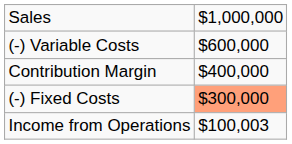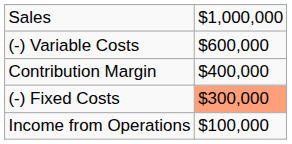(234, 125) $100,003 -> (234, 125) $100,000
